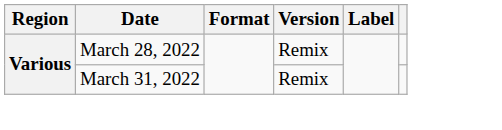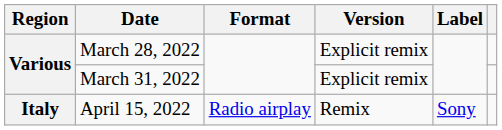(303, 49) Remix -> (374, 49) Explicit remix
(303, 79) Remix -> (374, 79) Explicit remix
+ row: (135, 109)
